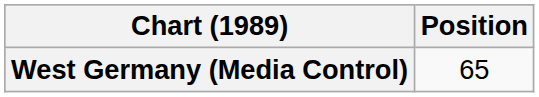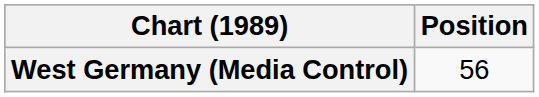(474, 69) 65 -> (474, 69) 56
